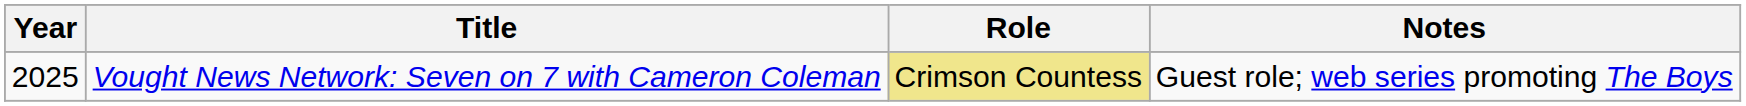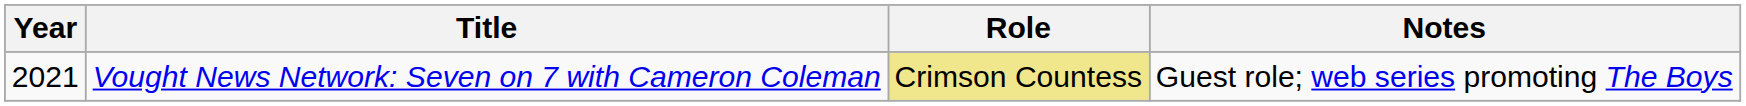(45, 76) 2025 -> (45, 76) 2021
